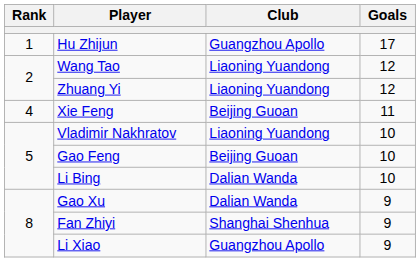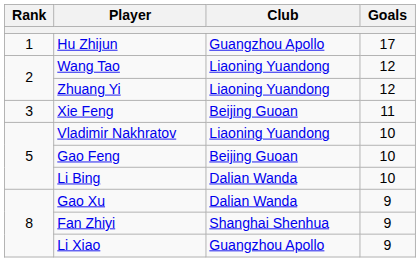(29, 111) 4 -> (29, 111) 3
